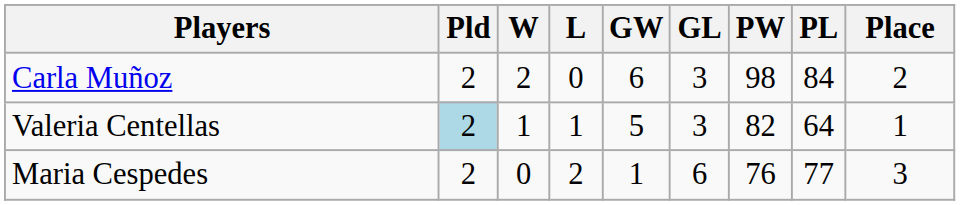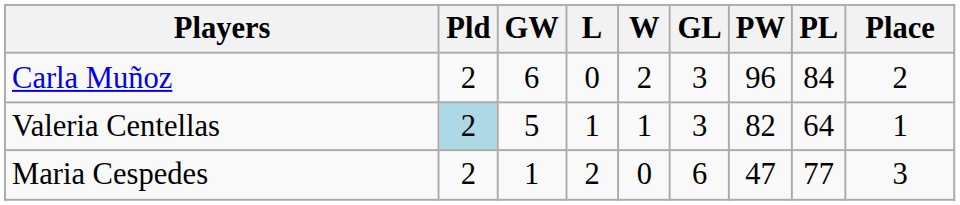columns swapped: (524, 28) <-> (636, 28)
(760, 77) 98 -> (760, 77) 96
(760, 174) 76 -> (760, 174) 47
